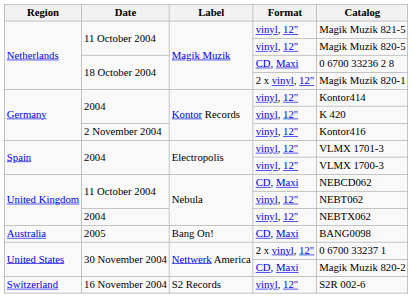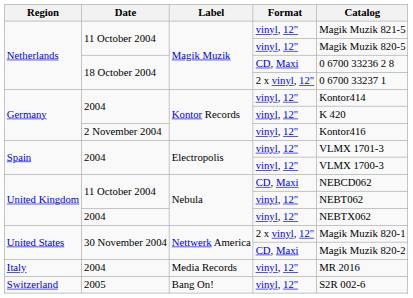(362, 81) Magik Muzik 820-1 -> (353, 81) 0 6700 33237 1
- row: (26, 234)
(353, 251) 0 6700 33237 1 -> (362, 234) Magik Muzik 820-1
+ row: (17, 268)
(125, 285) 16 November 2004 -> (95, 285) 2005
(196, 285) S2 Records -> (193, 285) Bang On!
